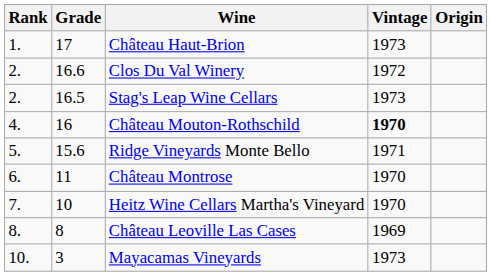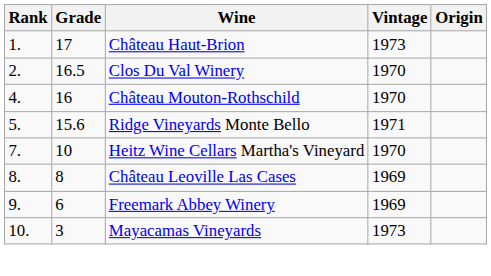(70, 71) 16.6 -> (70, 71) 16.5
(389, 71) 1972 -> (389, 71) 1970
- row: (193, 97)
(389, 124) bold -> (389, 97) normal
- row: (171, 177)
+ row: (192, 204)
